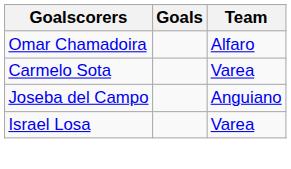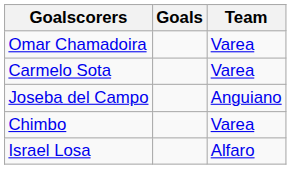(233, 44) Alfaro -> (232, 44) Varea
+ row: (37, 124)
(232, 124) Varea -> (233, 151) Alfaro
